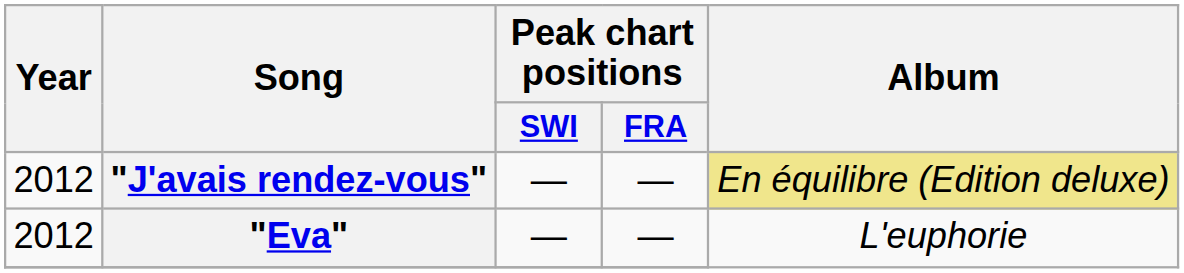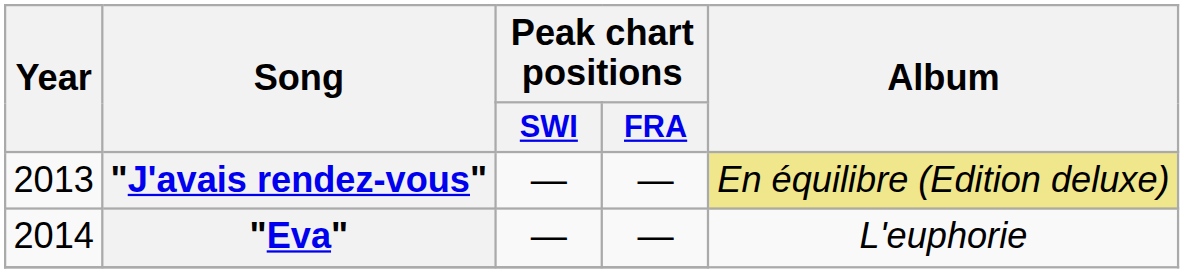(54, 179) 2012 -> (54, 179) 2013
(54, 236) 2012 -> (54, 236) 2014
